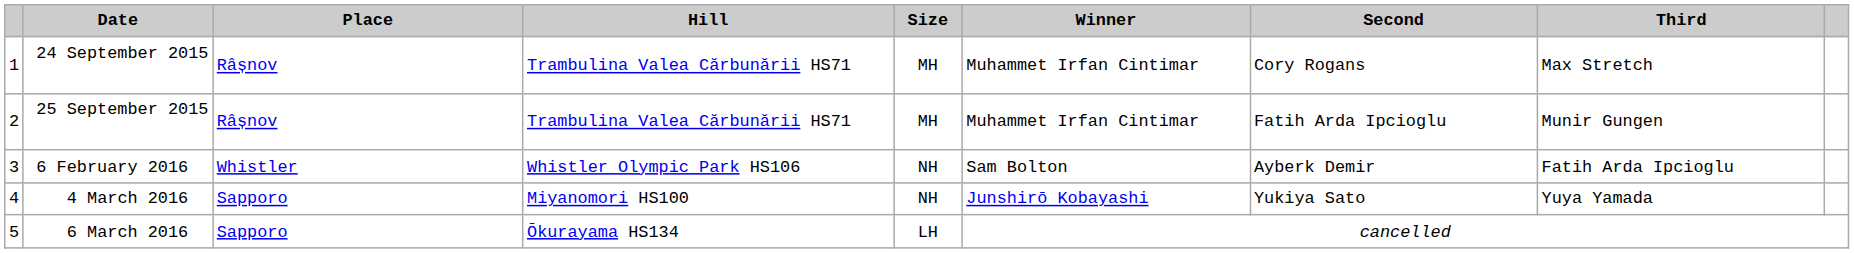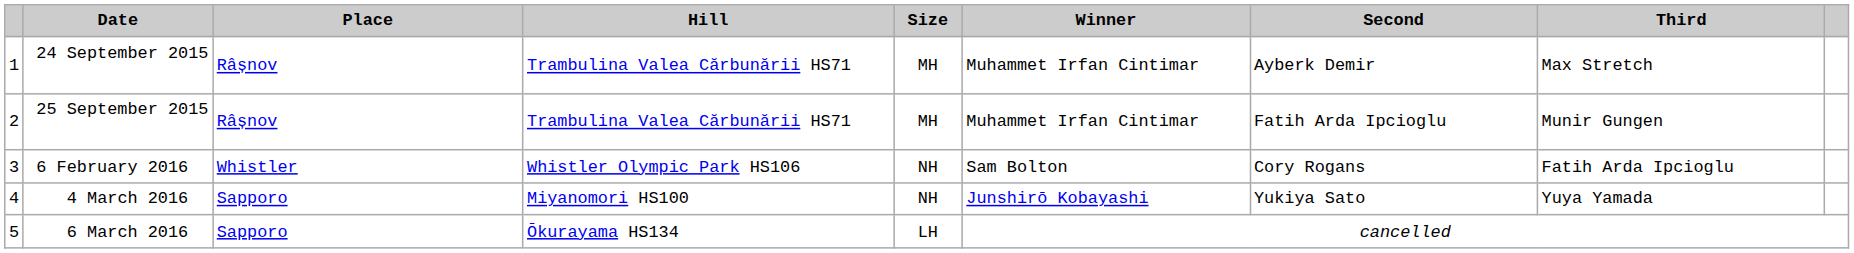(1310, 66) Cory Rogans -> (1315, 66) Ayberk Demir
(1315, 167) Ayberk Demir -> (1310, 167) Cory Rogans
